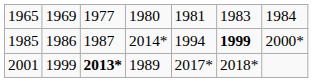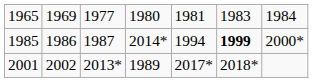(61, 65) 1999 -> (61, 65) 2002
(103, 65) bold -> (103, 65) normal
